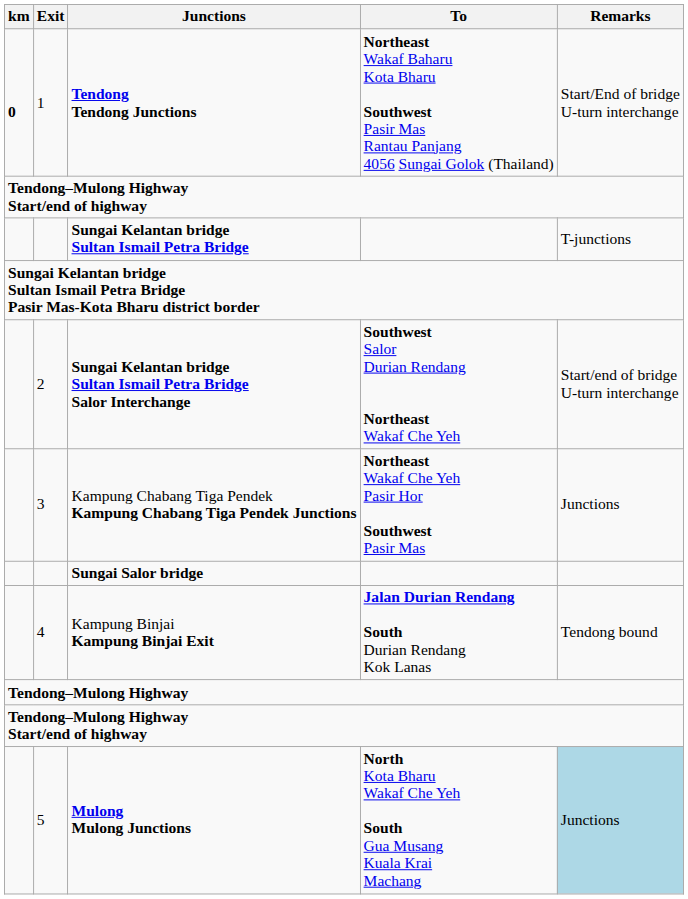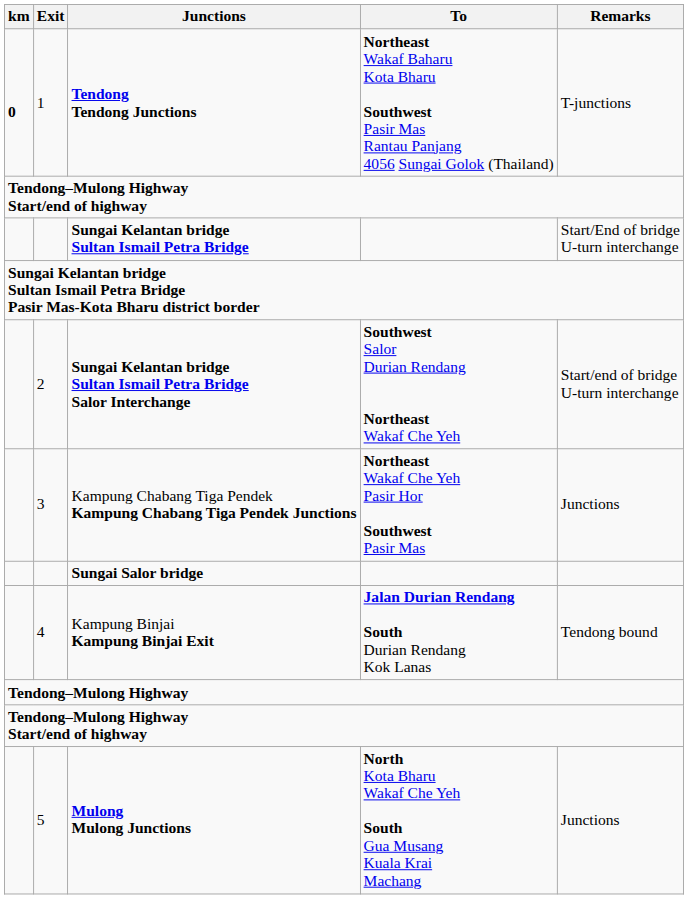(620, 102) Start/End of bridge U-turn interchange -> (596, 102) T-junctions
(596, 239) T-junctions -> (620, 239) Start/End of bridge U-turn interchange
(590, 820) lightblue background -> (590, 820) no background
